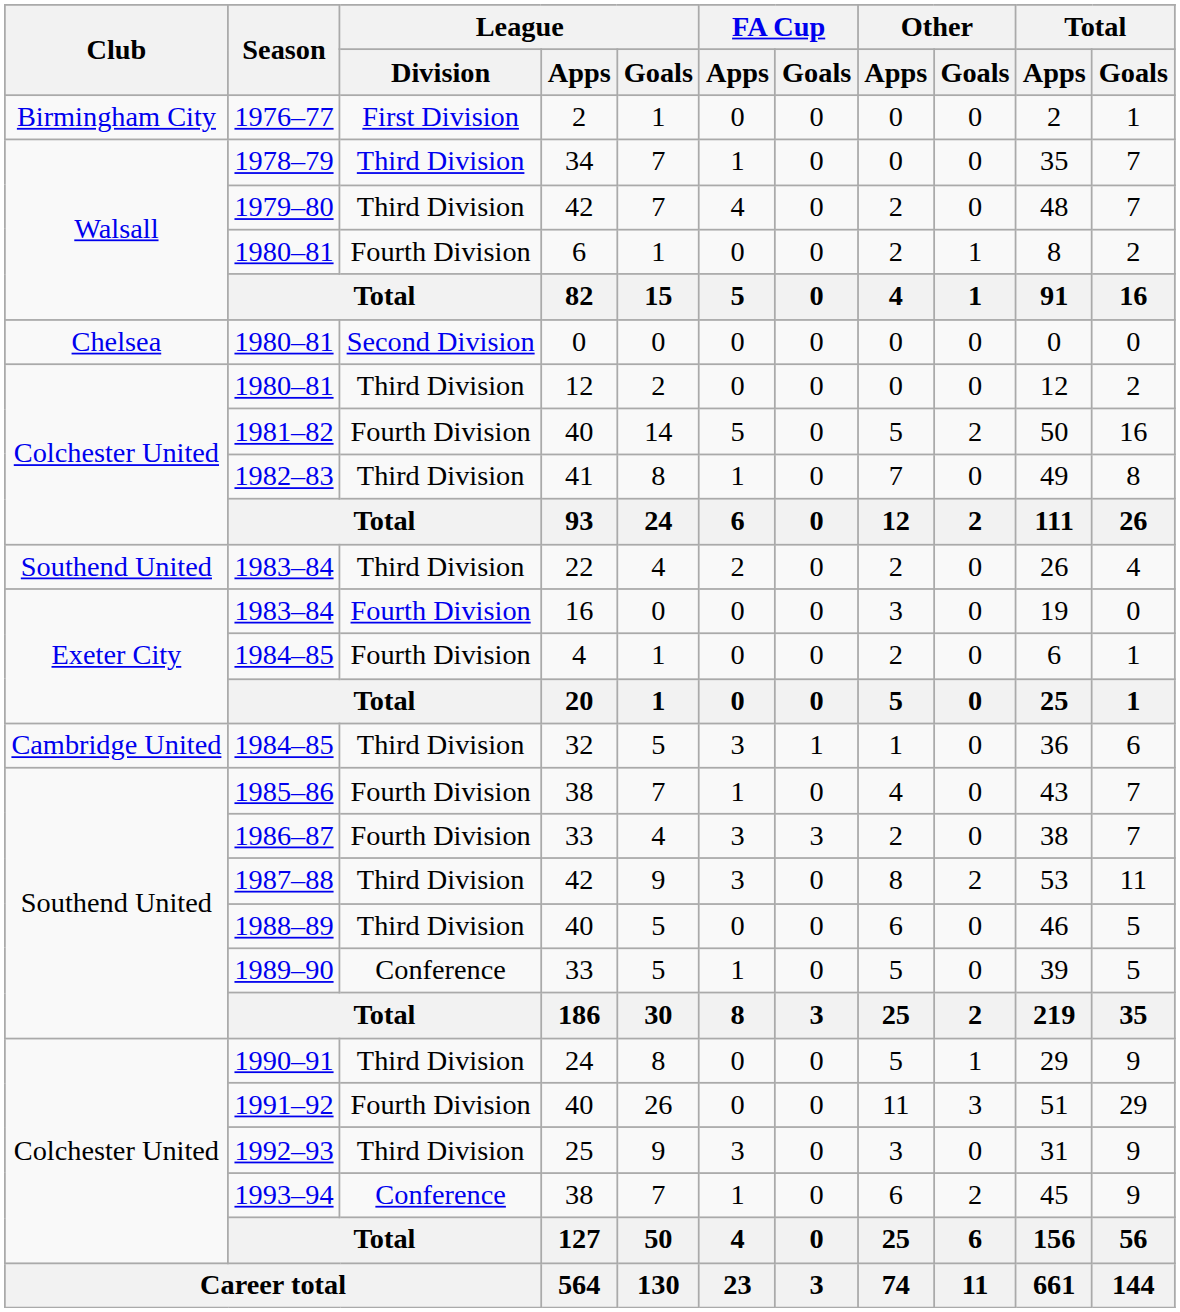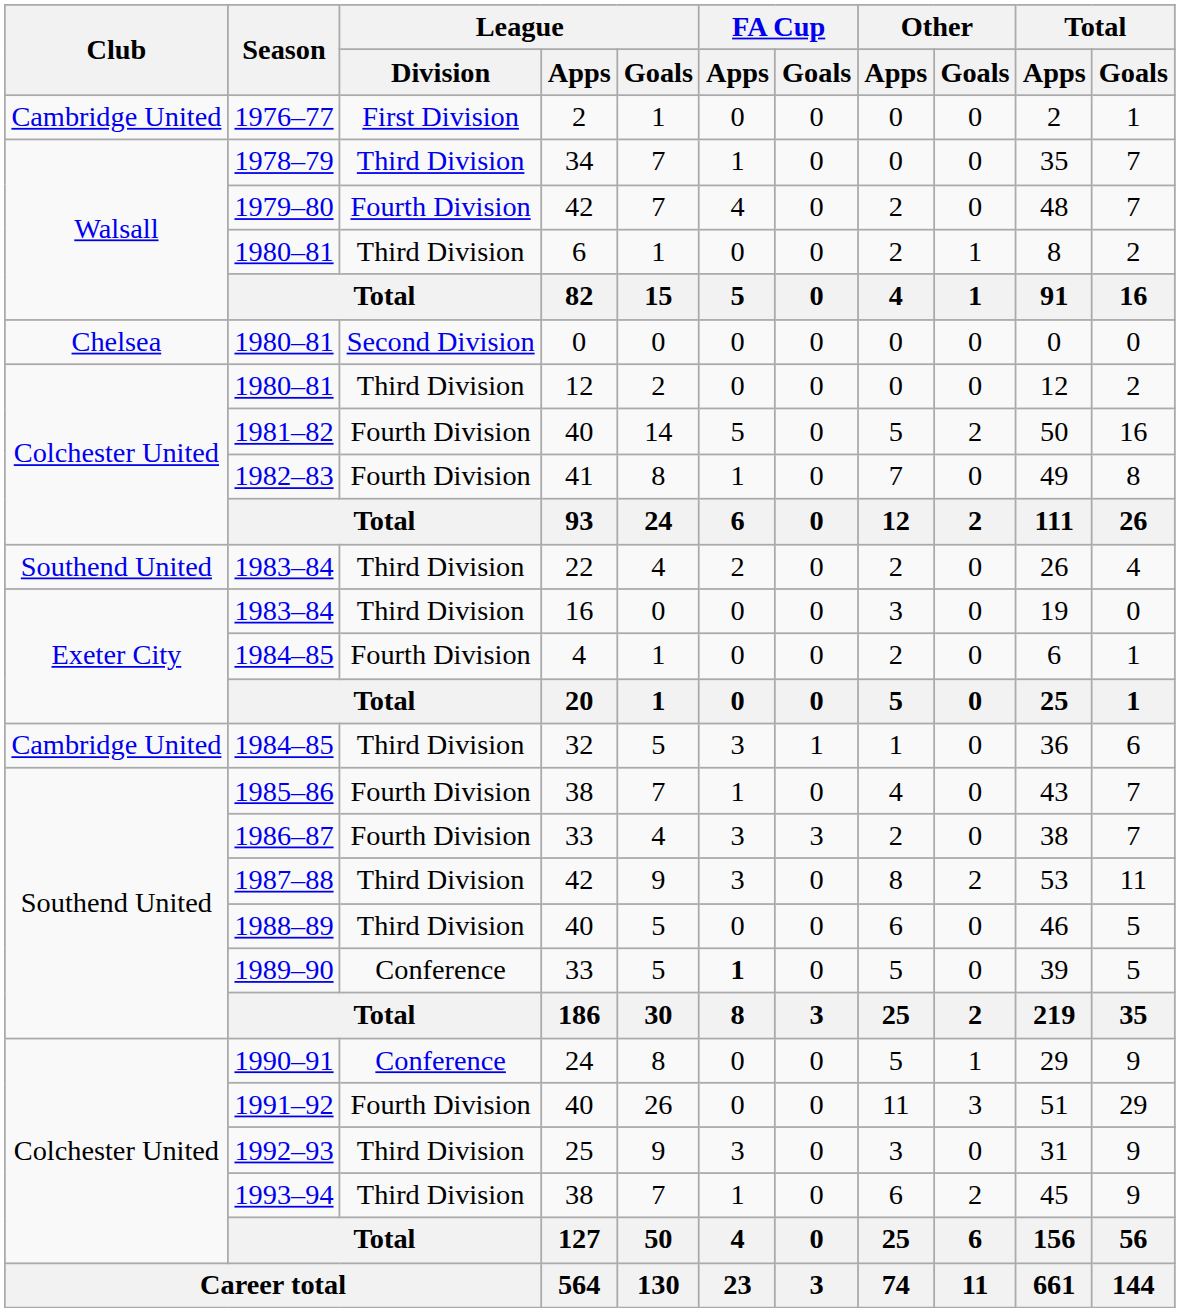(116, 116) Birmingham City -> (116, 116) Cambridge United
(441, 206) Third Division -> (441, 206) Fourth Division
(441, 251) Fourth Division -> (441, 251) Third Division
(441, 476) Third Division -> (441, 476) Fourth Division
(441, 610) Fourth Division -> (441, 610) Third Division
(737, 970) normal -> (737, 970) bold
(441, 1059) Third Division -> (441, 1059) Conference
(441, 1194) Conference -> (441, 1194) Third Division
